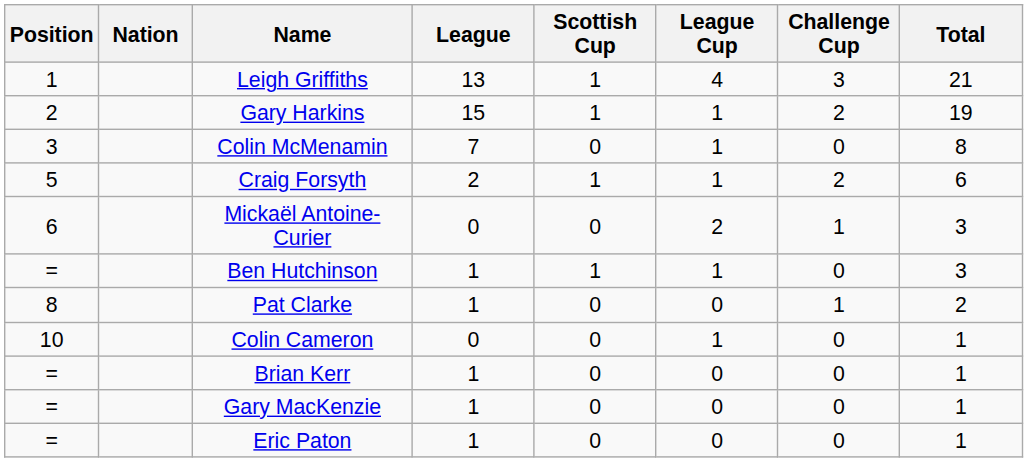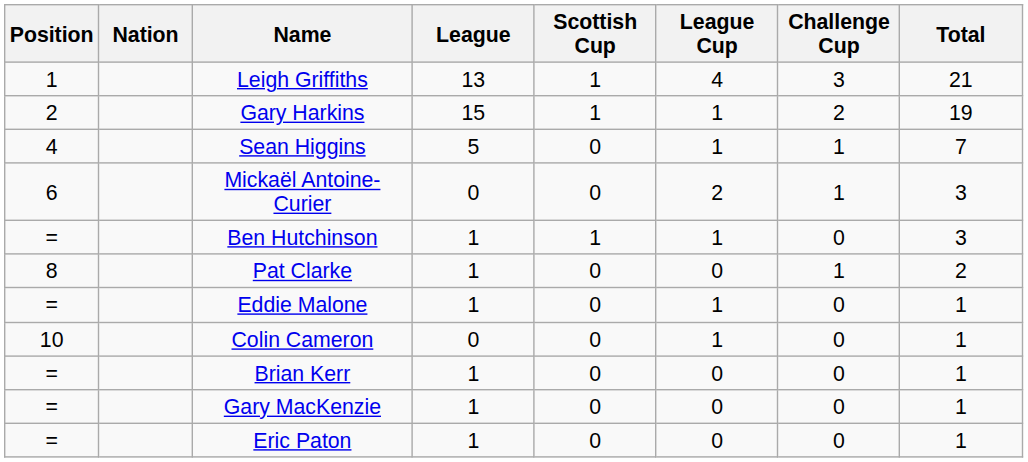- row: (302, 147)
+ row: (302, 147)
- row: (302, 180)
+ row: (302, 305)
